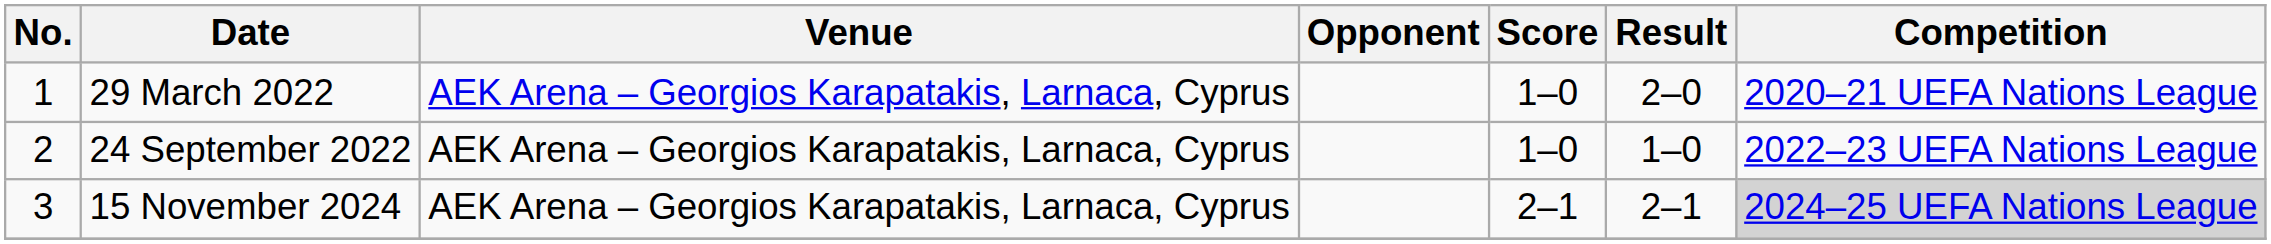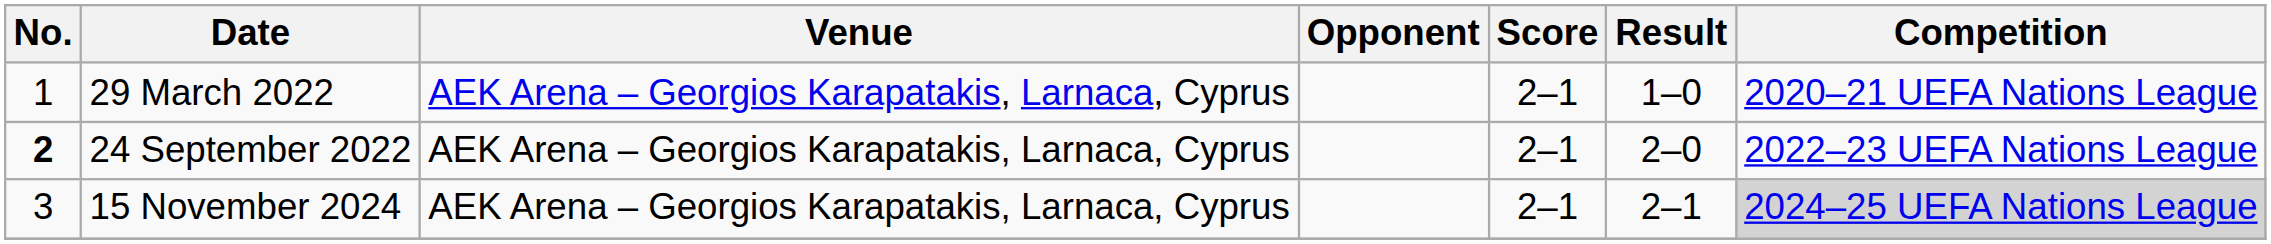(1547, 91) 1–0 -> (1547, 91) 2–1
(1671, 91) 2–0 -> (1671, 91) 1–0
(43, 149) normal -> (43, 149) bold
(1547, 149) 1–0 -> (1547, 149) 2–1
(1671, 149) 1–0 -> (1671, 149) 2–0
